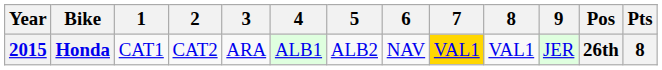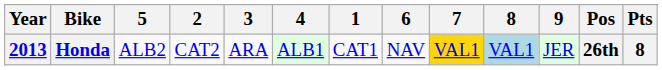columns swapped: (141, 19) <-> (354, 19)
(28, 49) 2015 -> (28, 49) 2013
(511, 49) no background -> (511, 49) lightblue background
